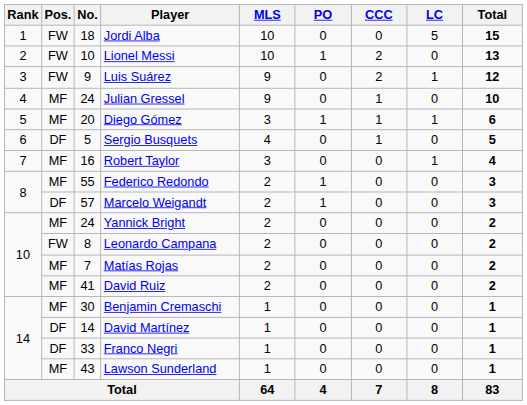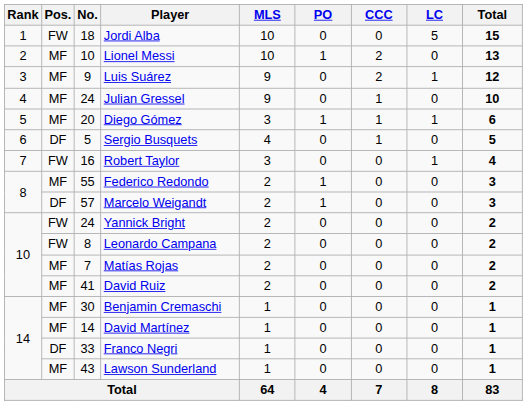(58, 56) FW -> (58, 56) MF
(58, 77) FW -> (58, 77) MF
(58, 161) MF -> (58, 161) FW
(58, 223) MF -> (58, 223) FW
(58, 328) DF -> (58, 328) MF
